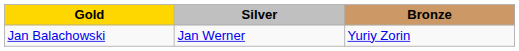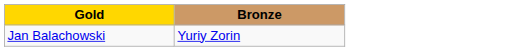- column: (259, 14)
